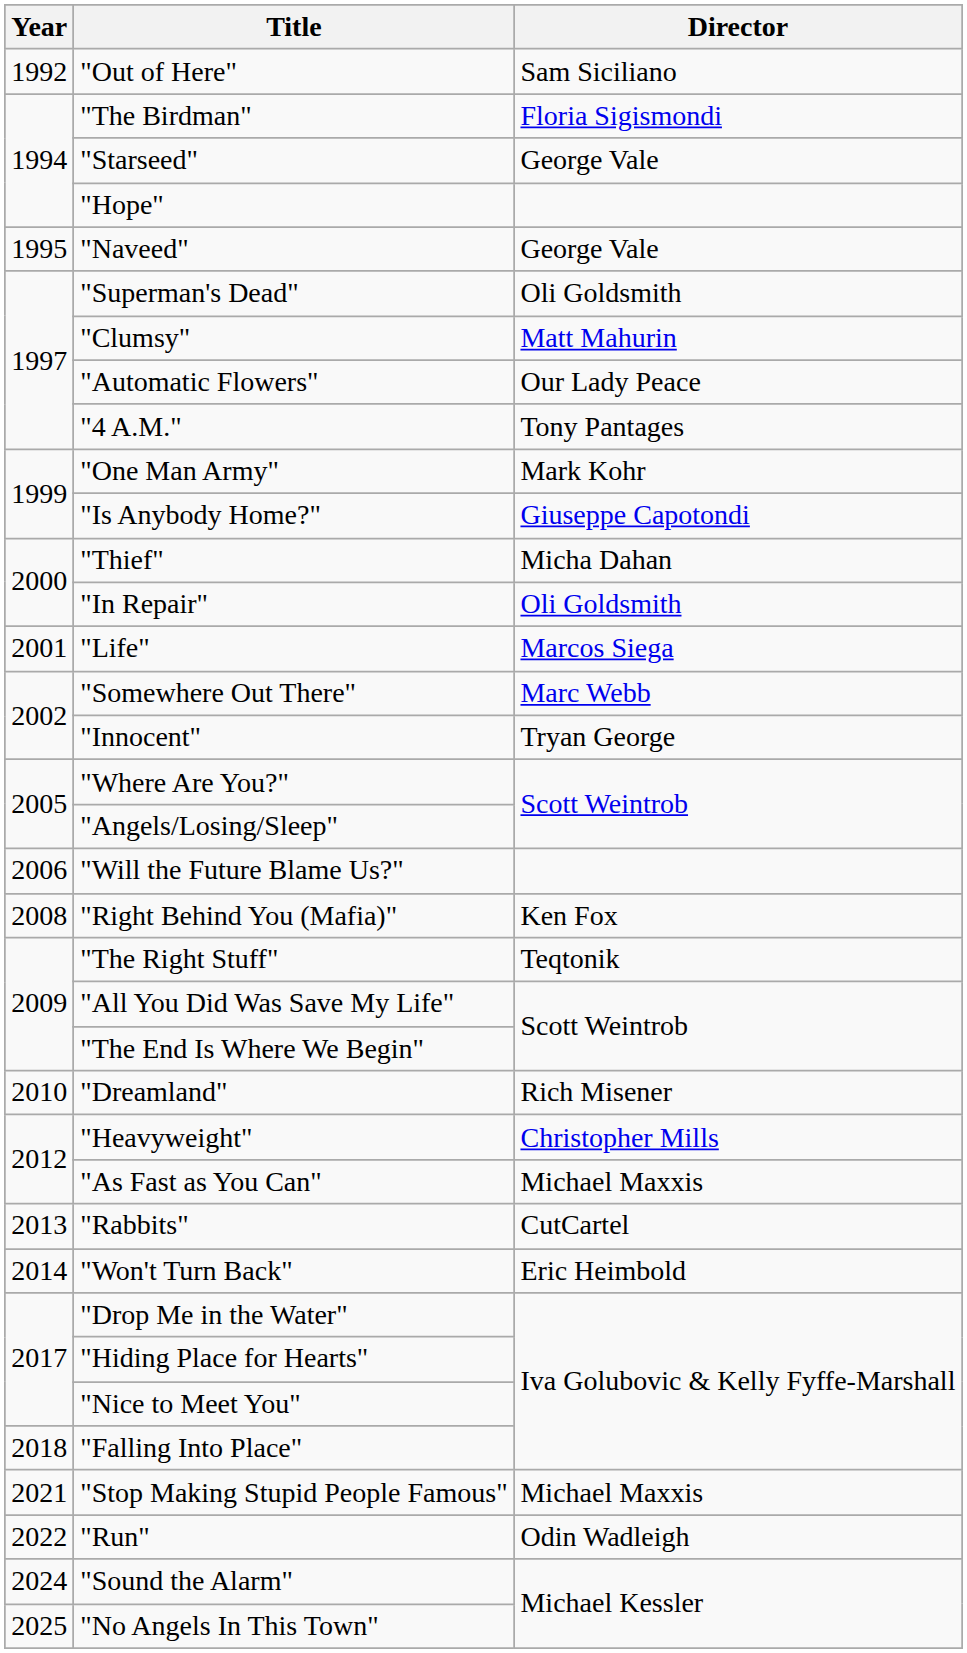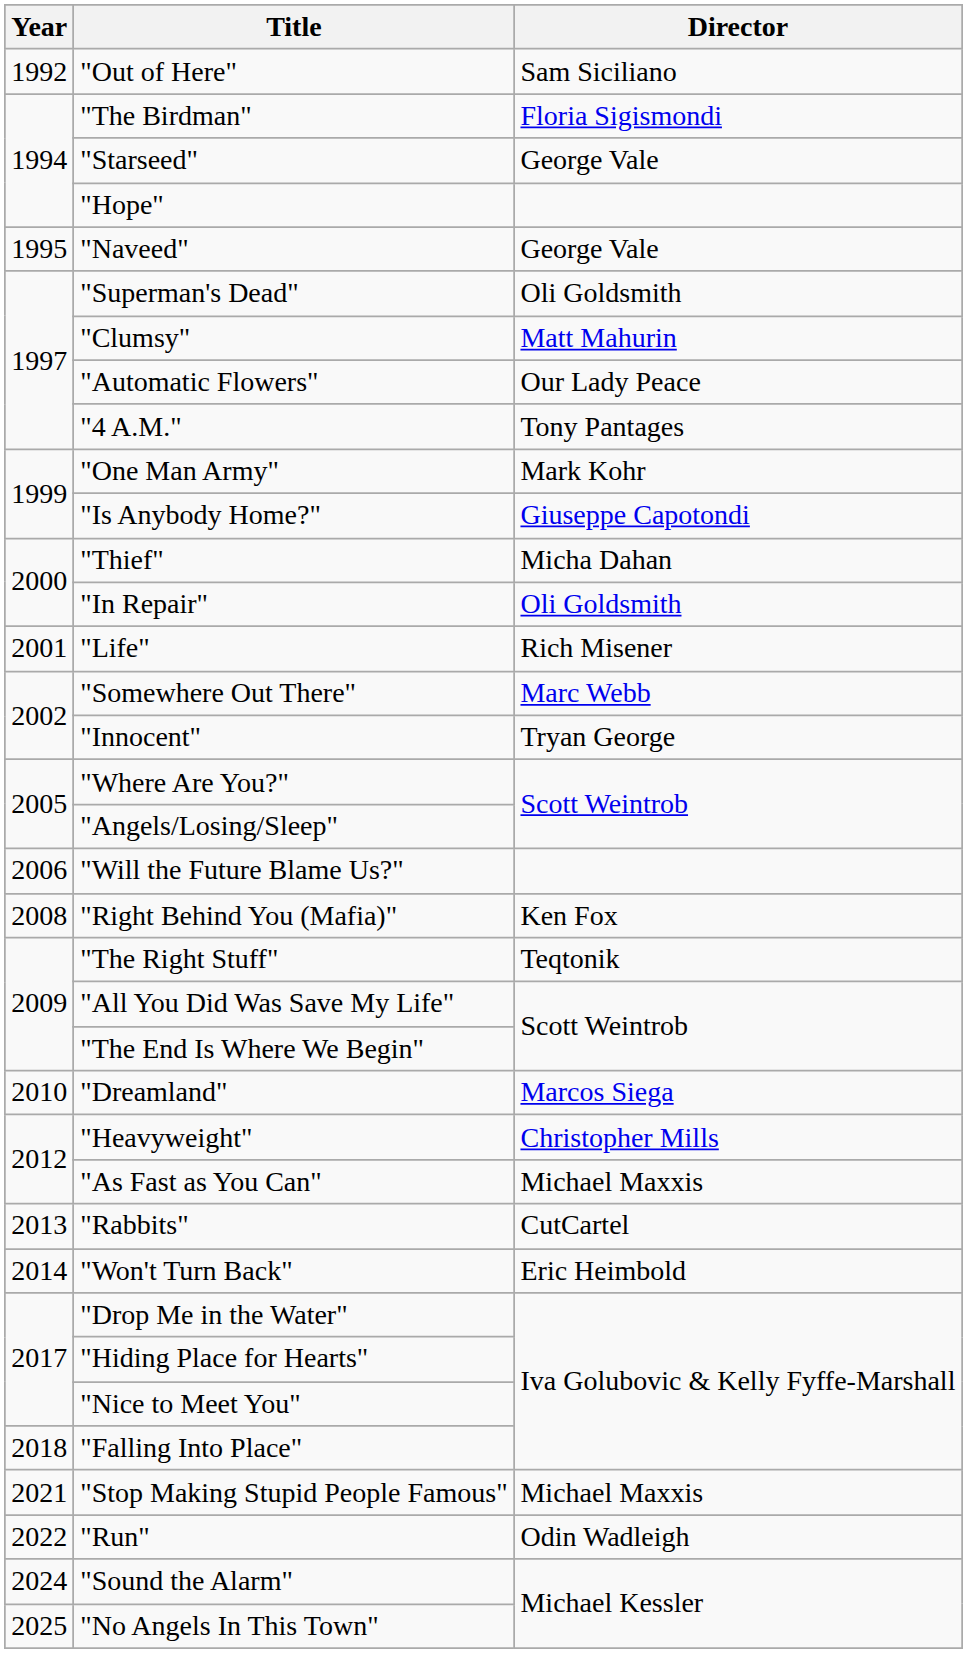(597, 648) Marcos Siega -> (596, 648) Rich Misener
(596, 1092) Rich Misener -> (597, 1092) Marcos Siega
